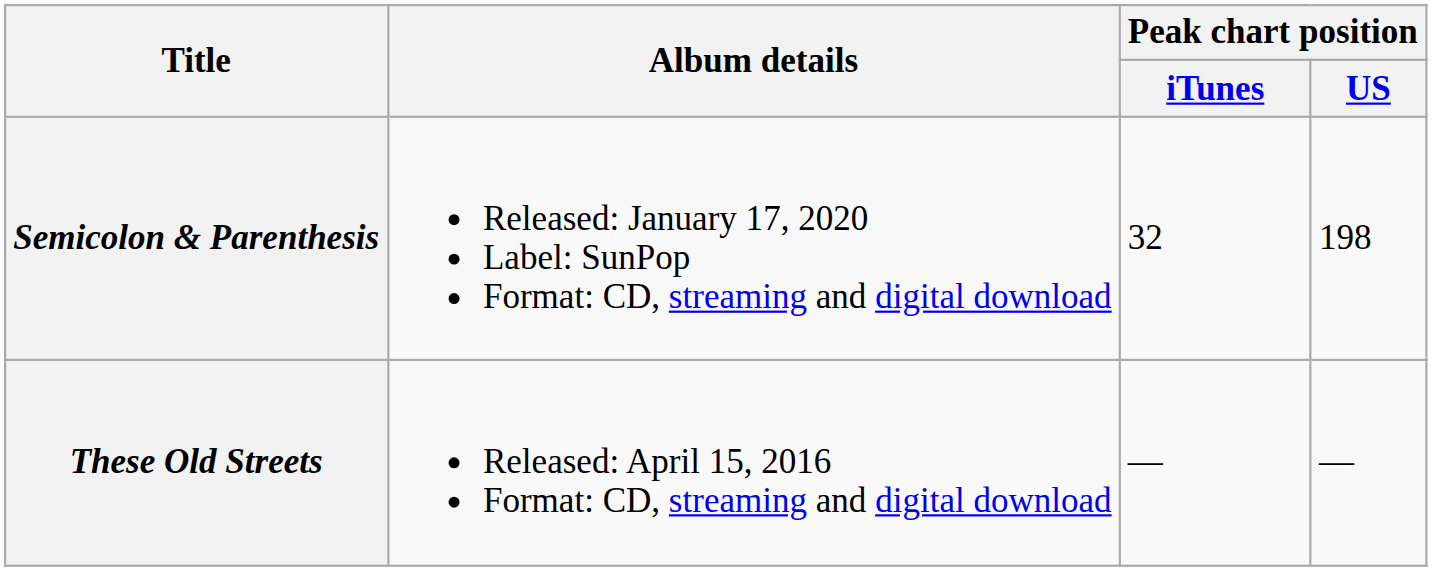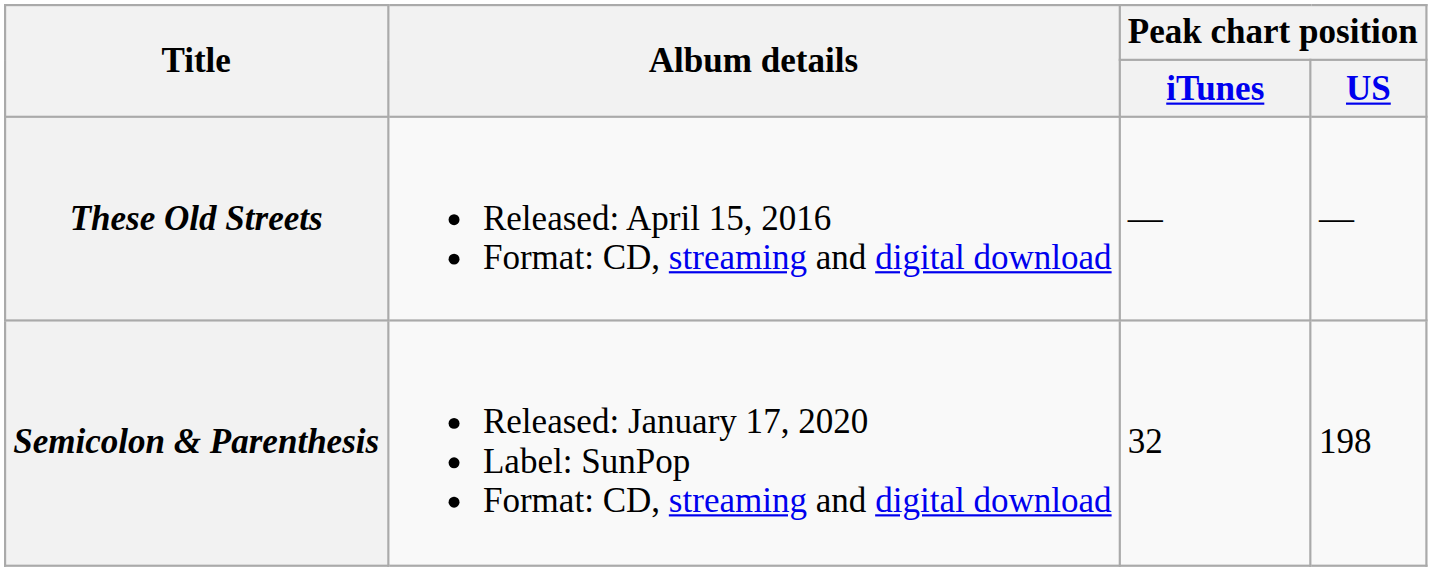rows swapped: (196, 461) <-> (196, 237)
